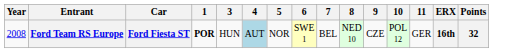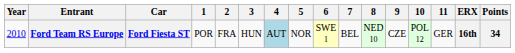+ column: (227, 12)
(16, 33) 2008 -> (16, 33) 2010
(204, 33) bold -> (204, 33) normal
(473, 33) 32 -> (495, 33) 34
